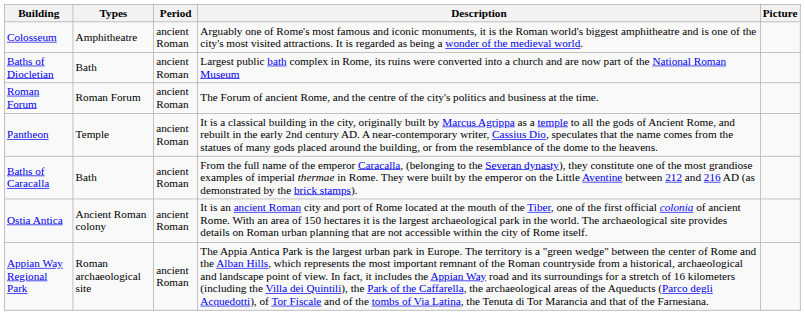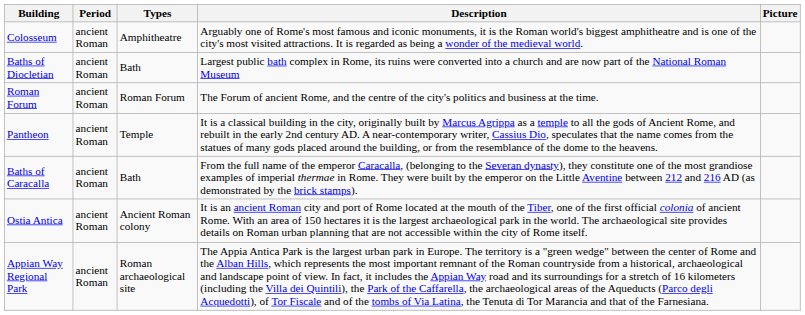columns swapped: (113, 13) <-> (176, 13)
